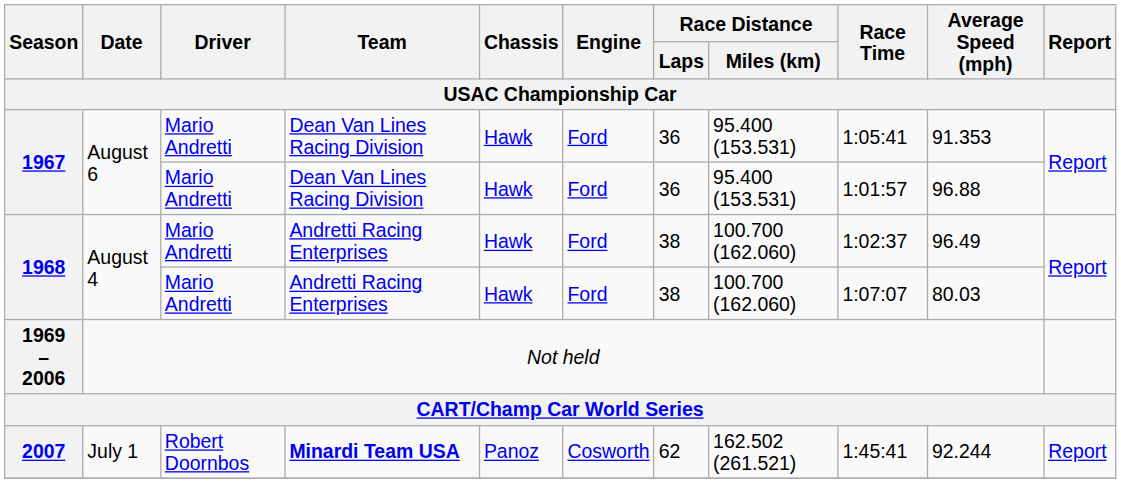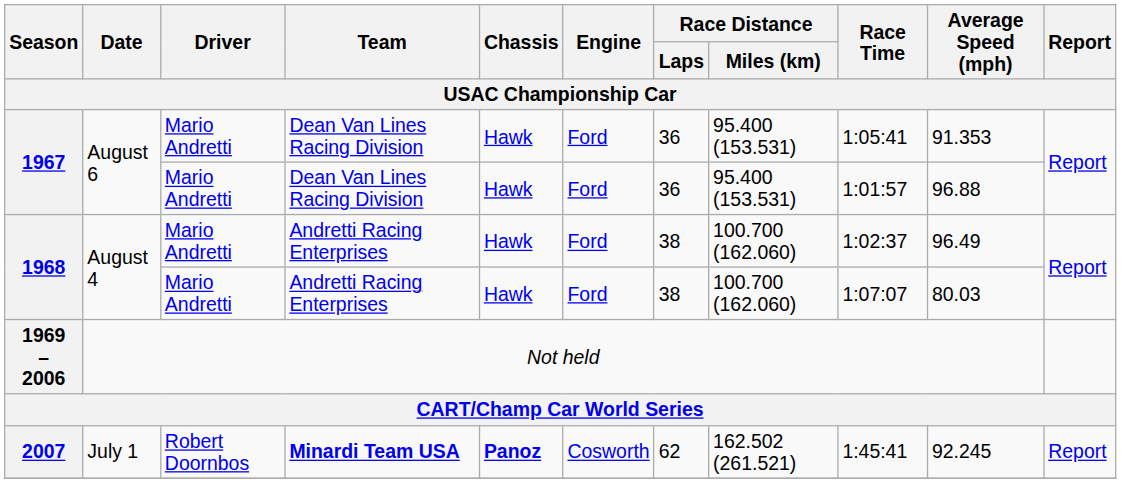(511, 452) normal -> (513, 452) bold
(962, 452) 92.244 -> (962, 452) 92.245
